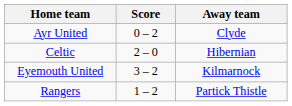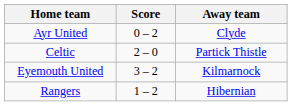(231, 52) Hibernian -> (231, 52) Partick Thistle
(231, 91) Partick Thistle -> (231, 91) Hibernian
